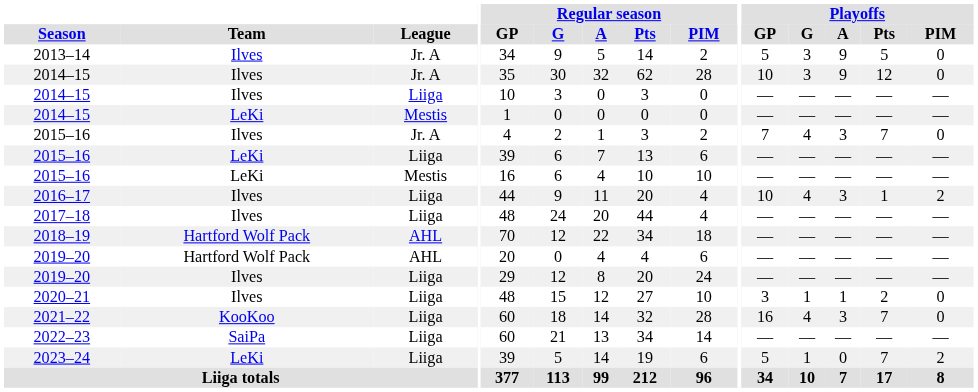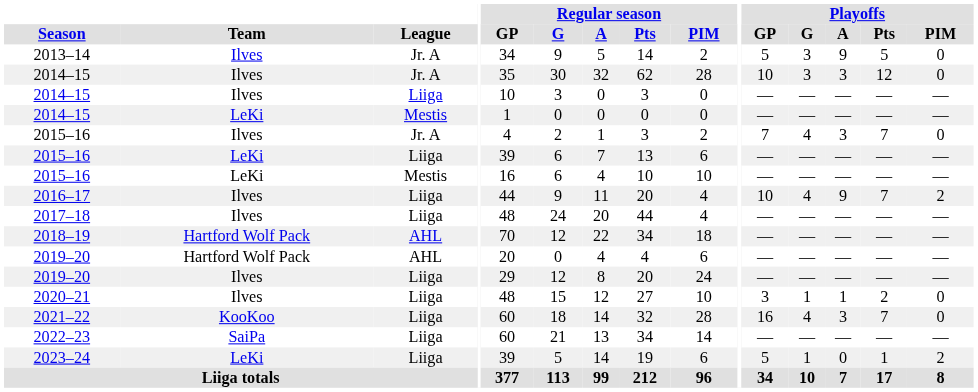(843, 74) 9 -> (843, 74) 3
(843, 195) 3 -> (843, 195) 9
(884, 195) 1 -> (884, 195) 7
(884, 357) 7 -> (884, 357) 1
